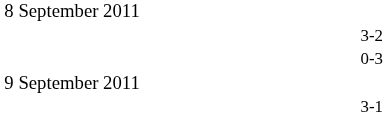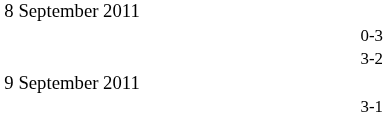rows swapped: (141, 35) <-> (141, 59)
